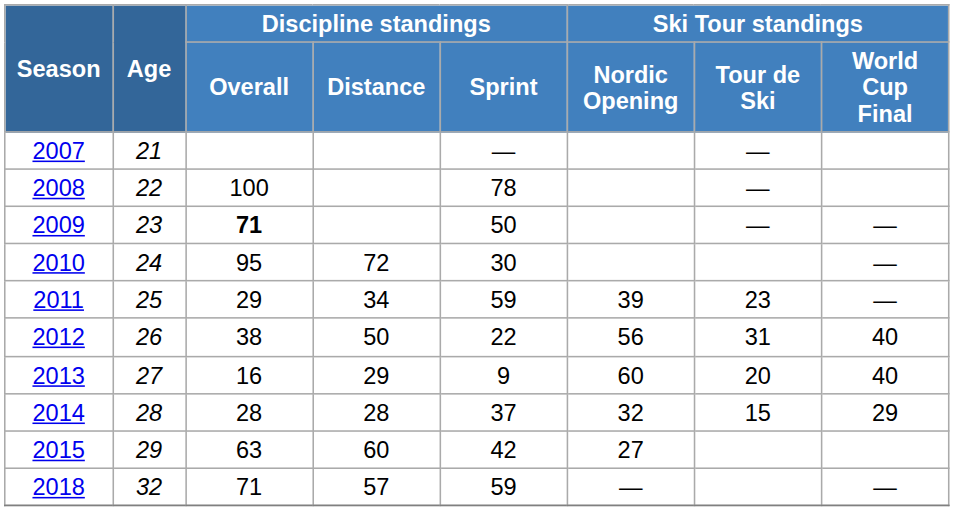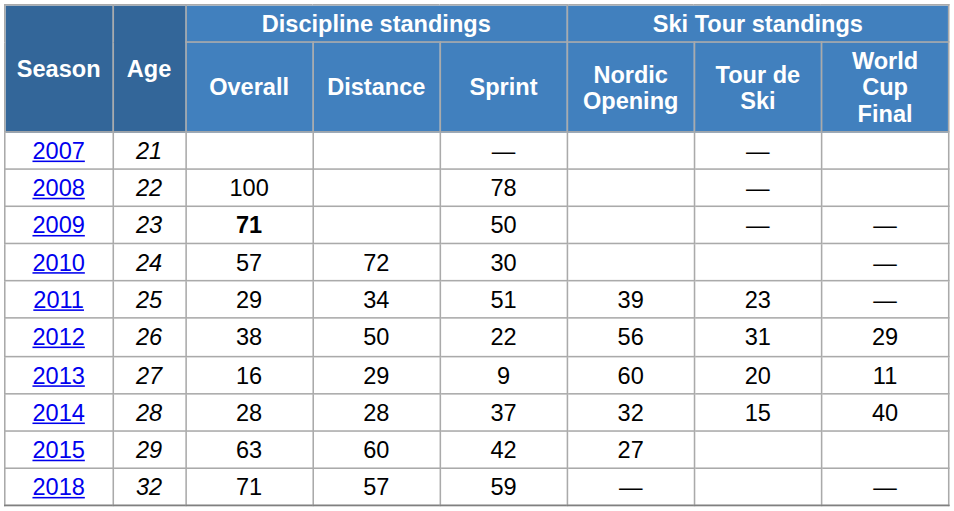(249, 263) 95 -> (249, 263) 57
(503, 300) 59 -> (503, 300) 51
(885, 337) 40 -> (885, 337) 29
(885, 375) 40 -> (885, 375) 11
(885, 412) 29 -> (885, 412) 40
